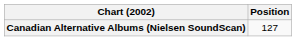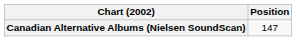(270, 28) 127 -> (270, 28) 147
